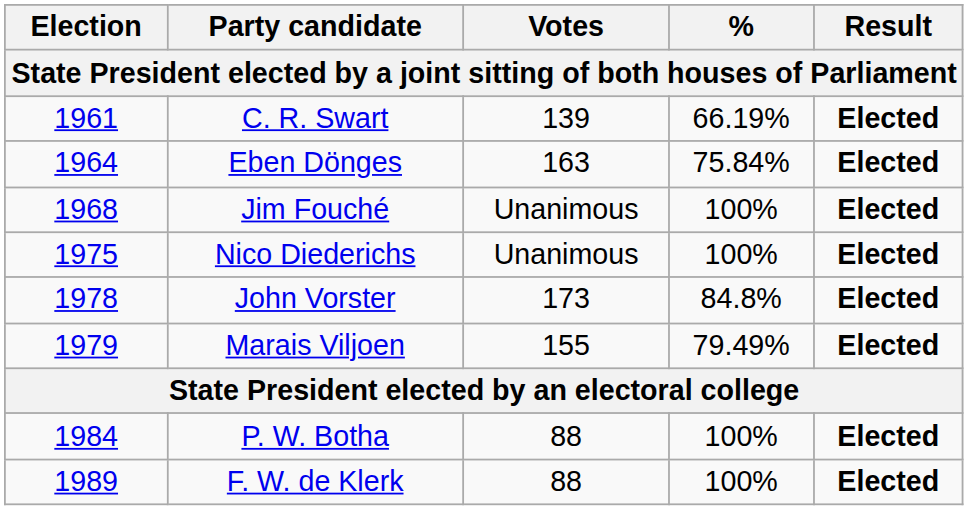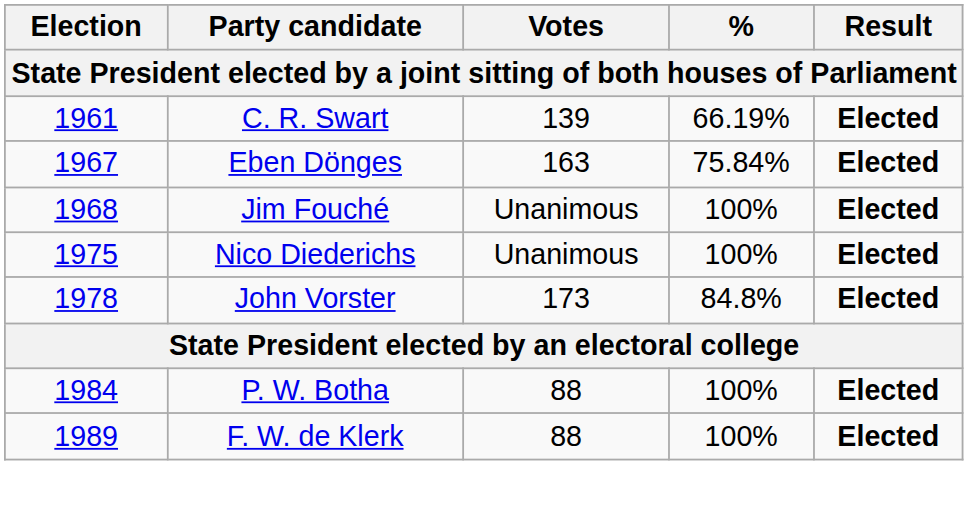(86, 163) 1964 -> (86, 163) 1967
- row: (315, 345)
